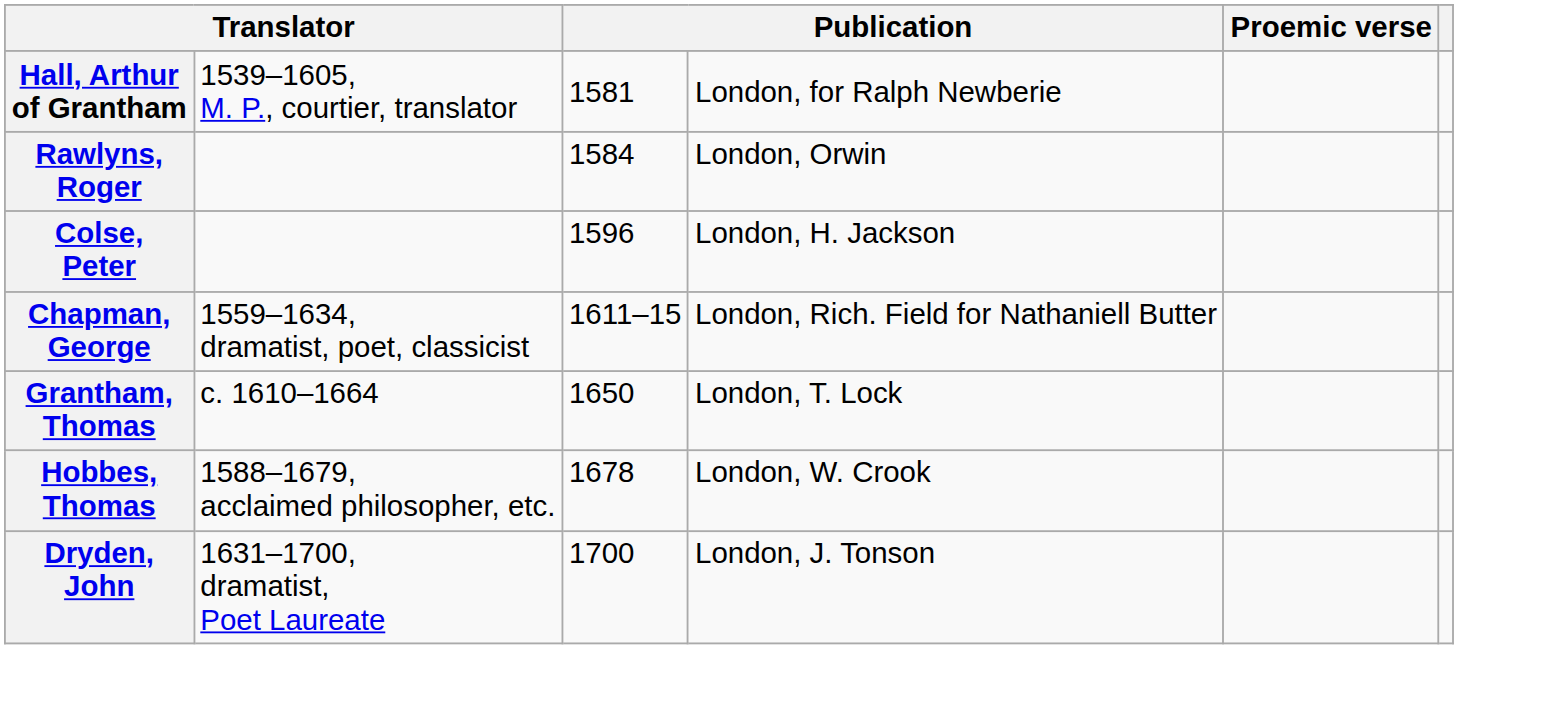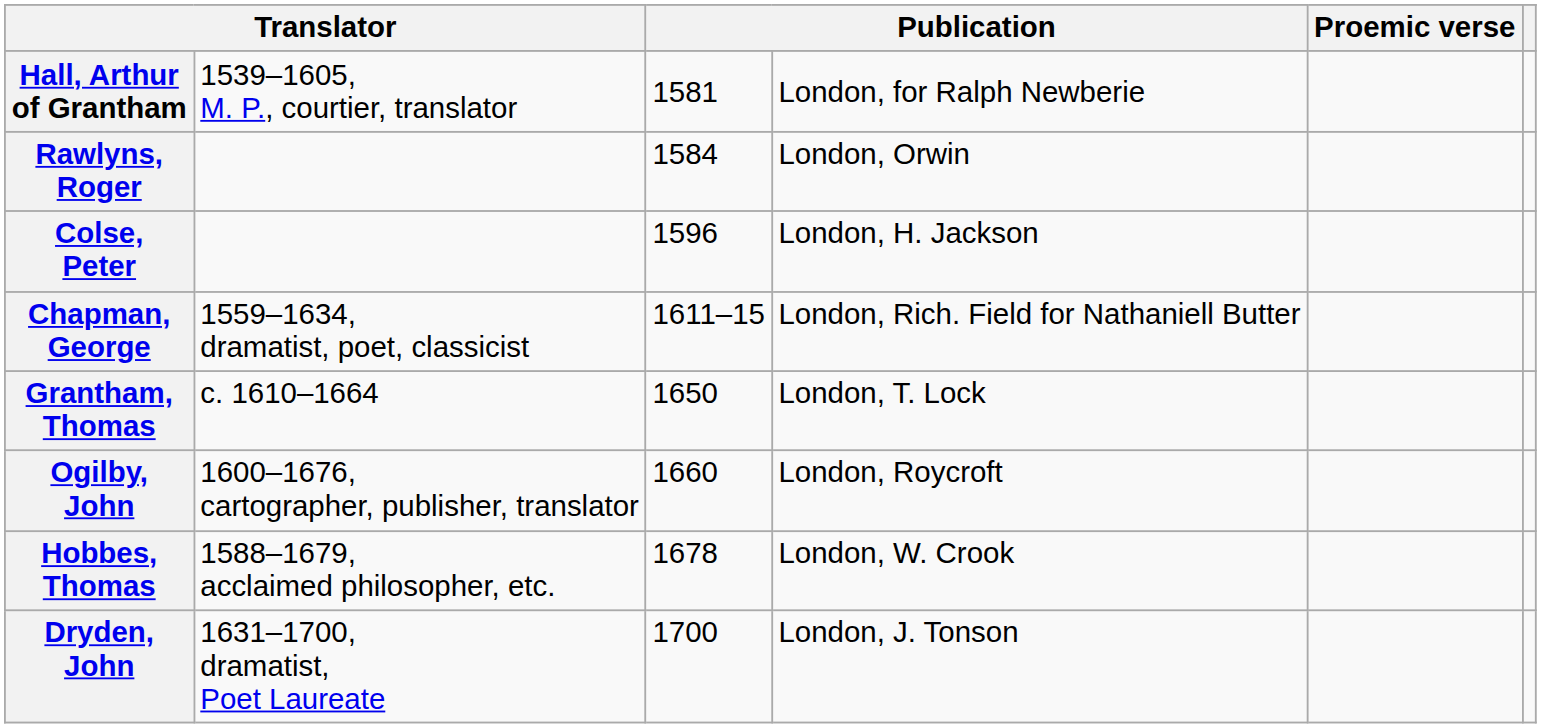+ row: (99, 490)
